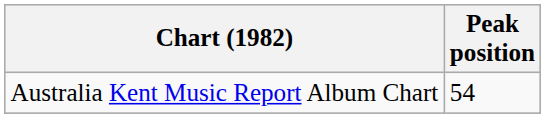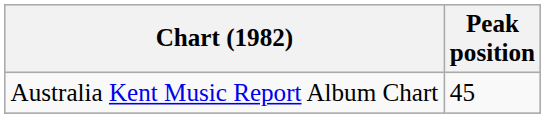(462, 92) 54 -> (462, 92) 45
